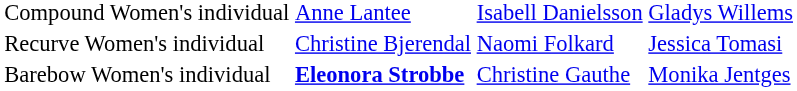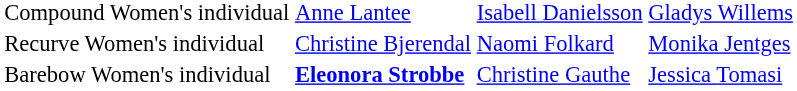(715, 43) Jessica Tomasi -> (719, 43) Monika Jentges
(719, 74) Monika Jentges -> (715, 74) Jessica Tomasi
